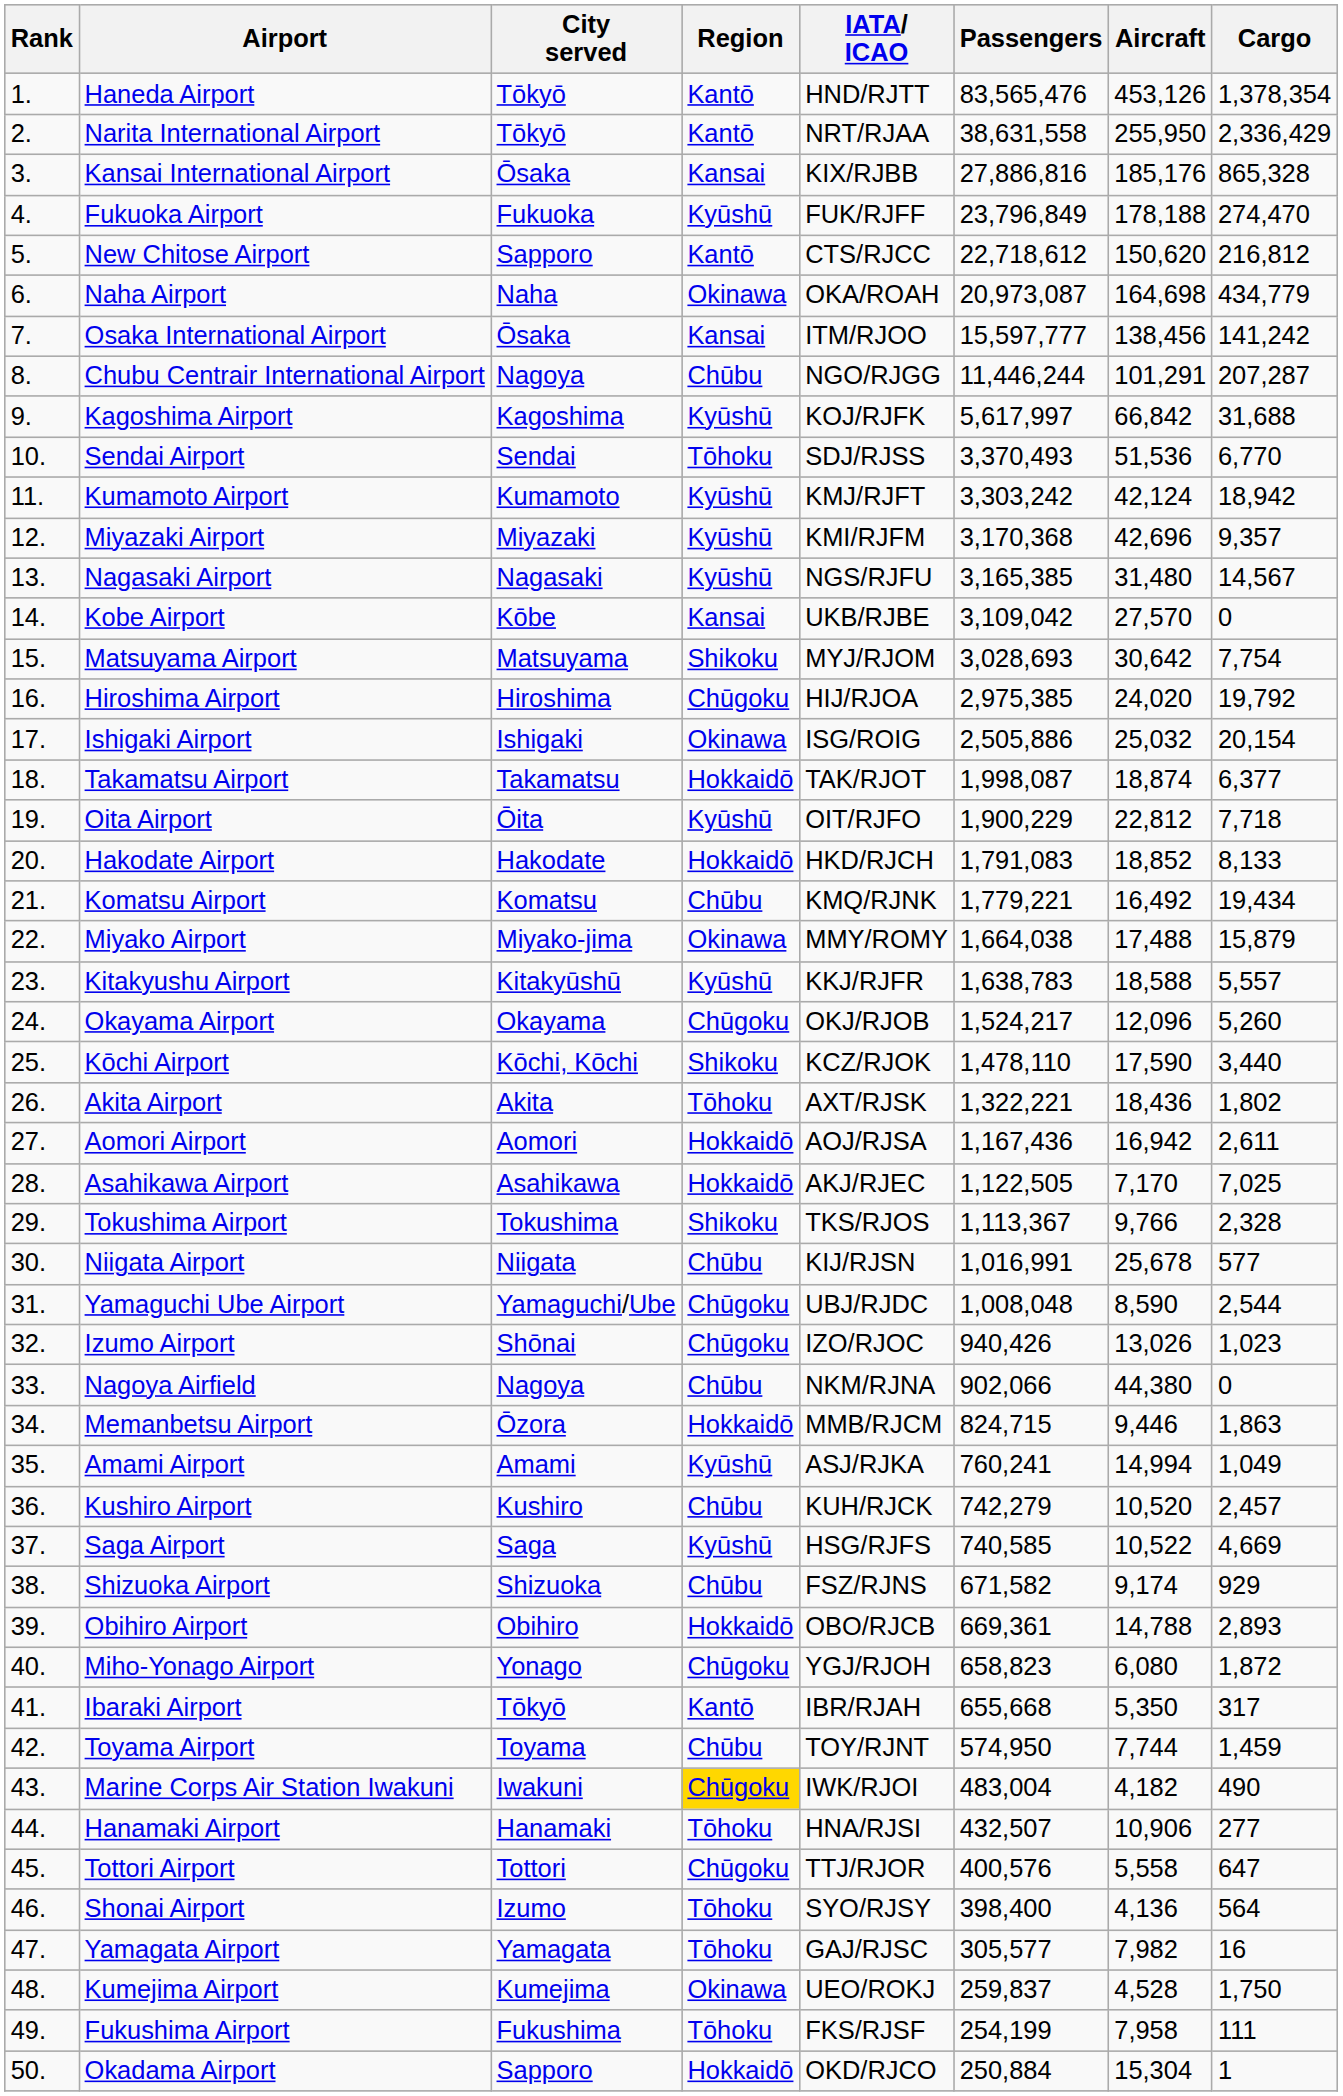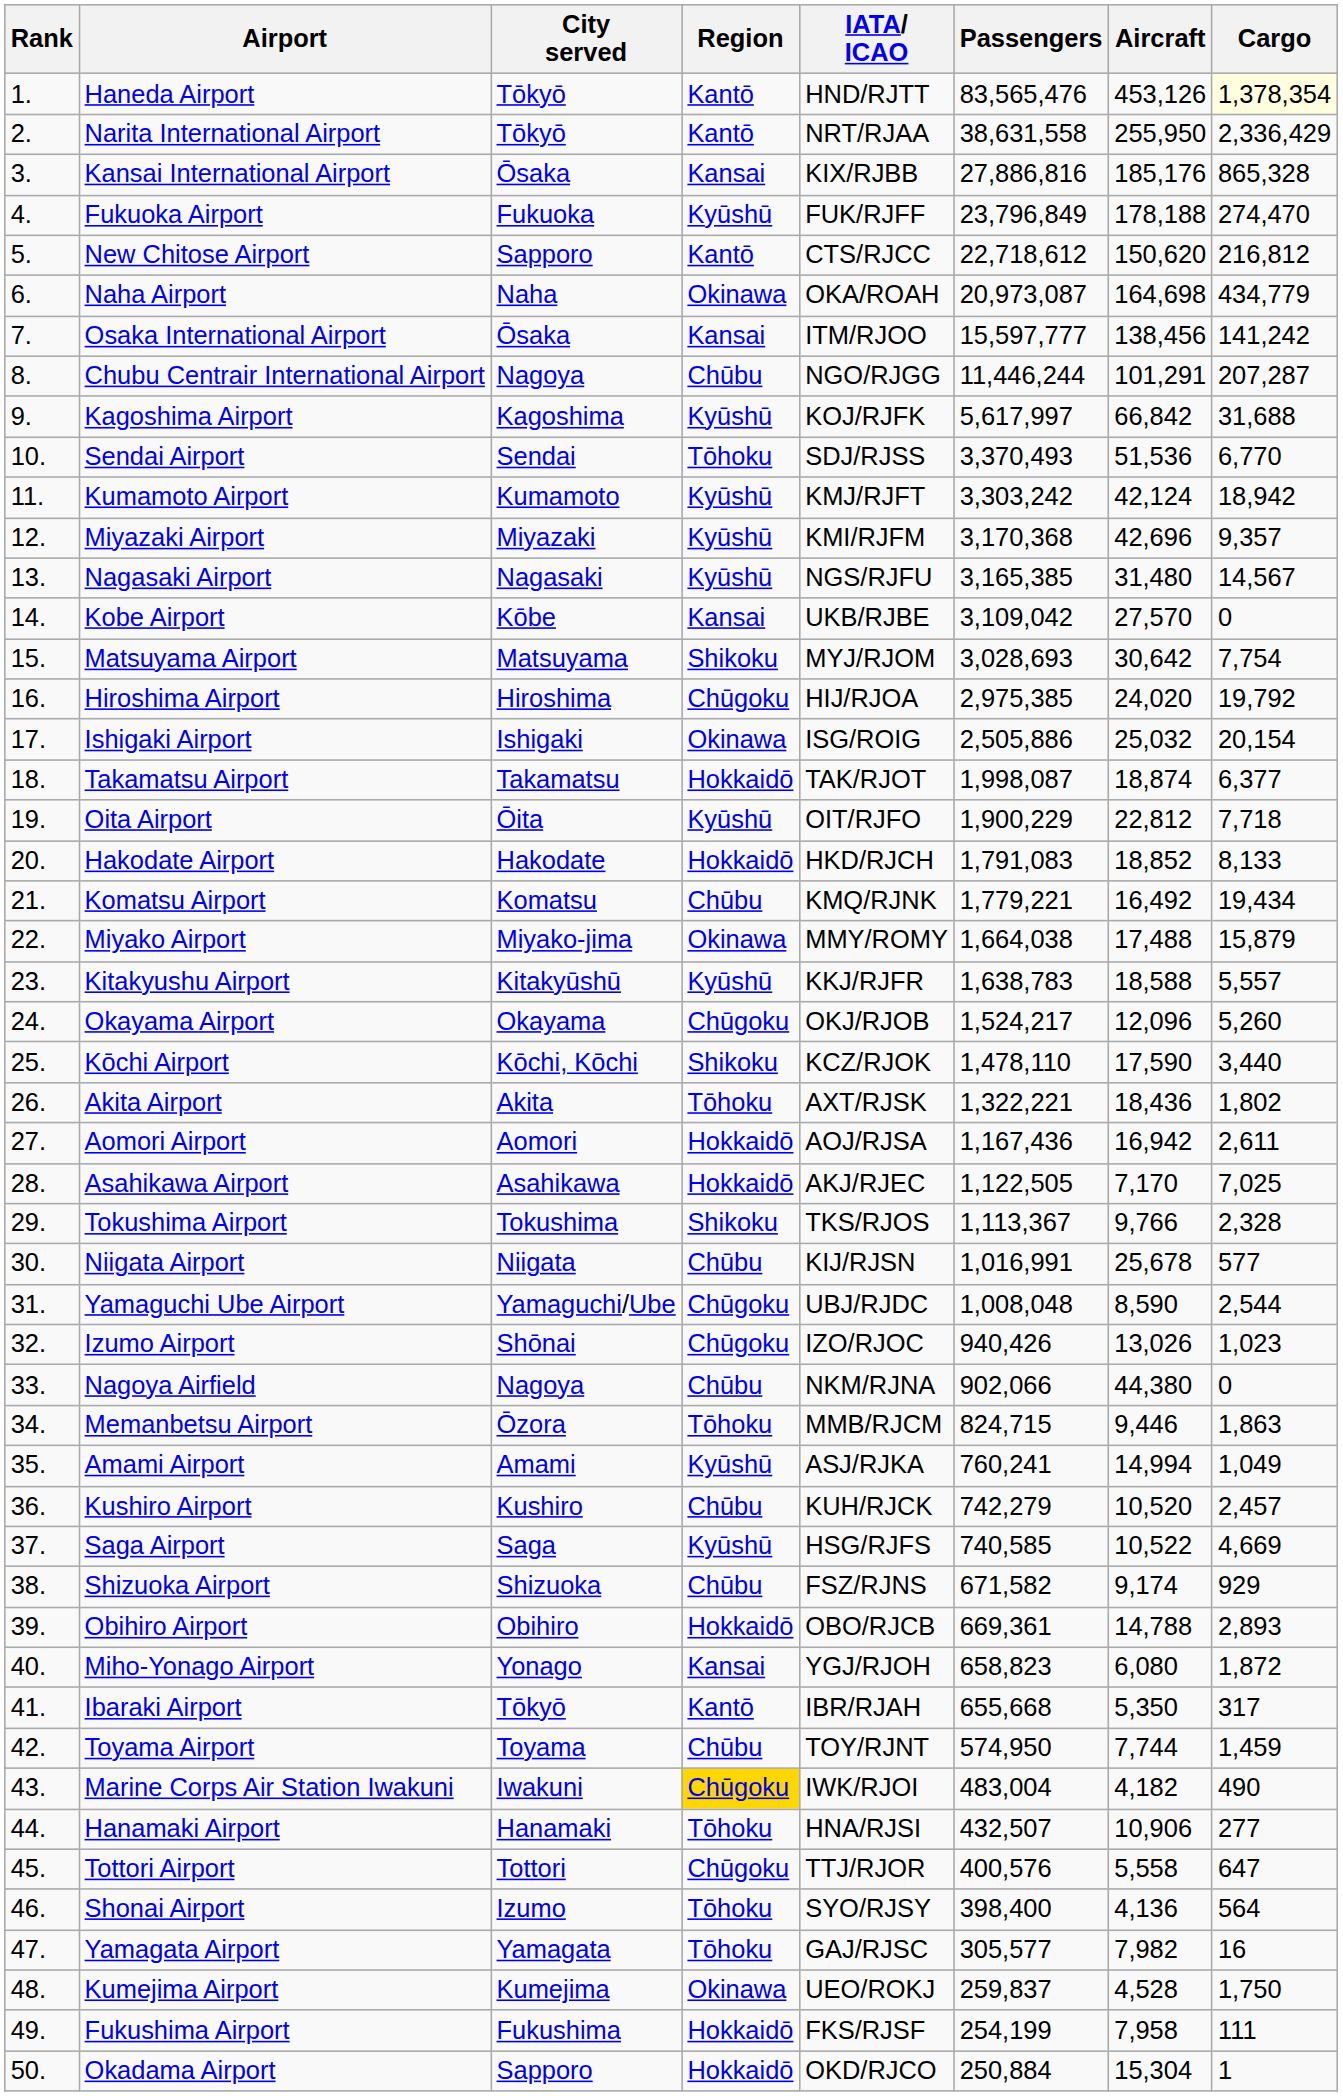(1275, 93) no background -> (1275, 93) lightyellow background
(740, 1425) Hokkaidō -> (730, 1425) Tōhoku
(738, 1667) Chūgoku -> (726, 1667) Kansai
(730, 2030) Tōhoku -> (740, 2030) Hokkaidō
